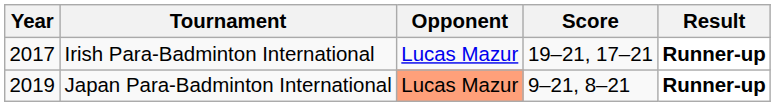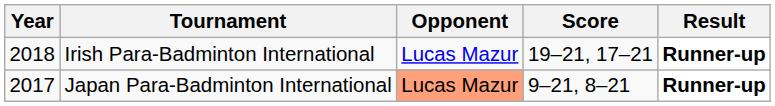(32, 54) 2017 -> (32, 54) 2018
(32, 86) 2019 -> (32, 86) 2017
